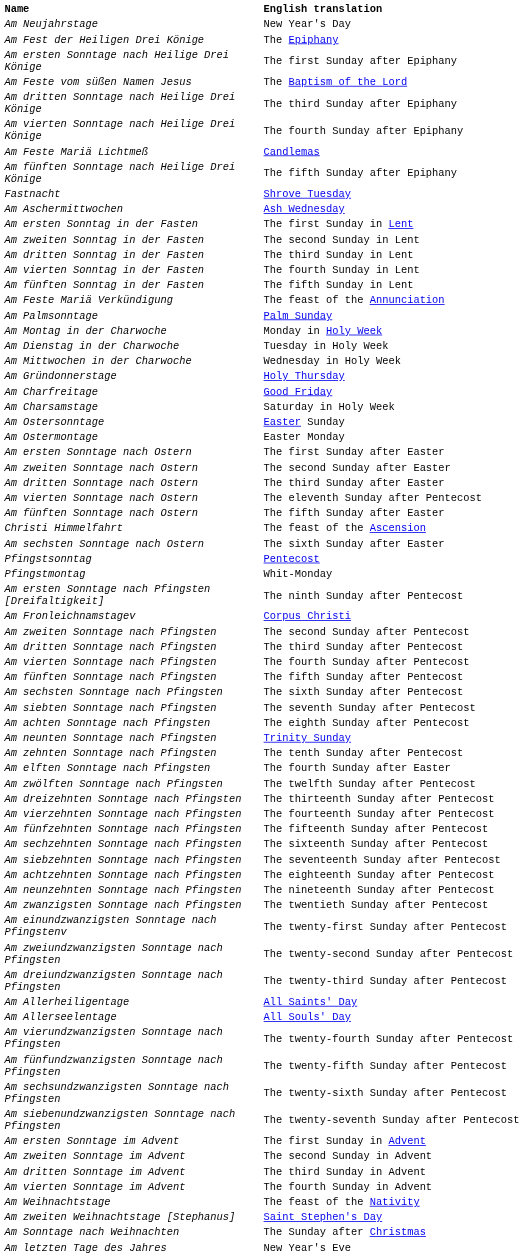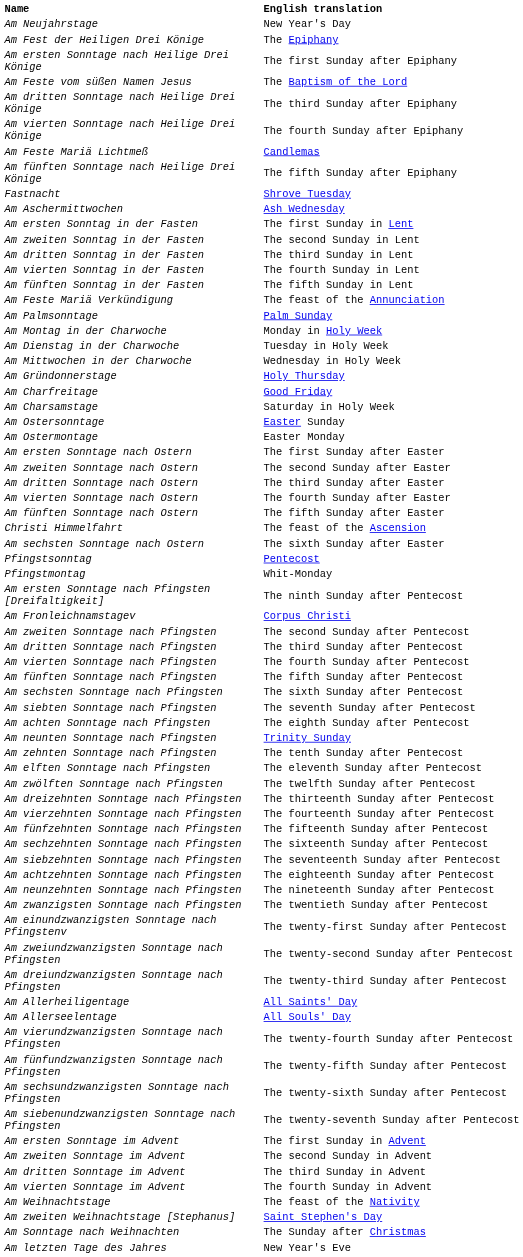(373, 498) The eleventh Sunday after Pentecost -> (357, 498) The fourth Sunday after Easter
(357, 769) The fourth Sunday after Easter -> (373, 769) The eleventh Sunday after Pentecost
